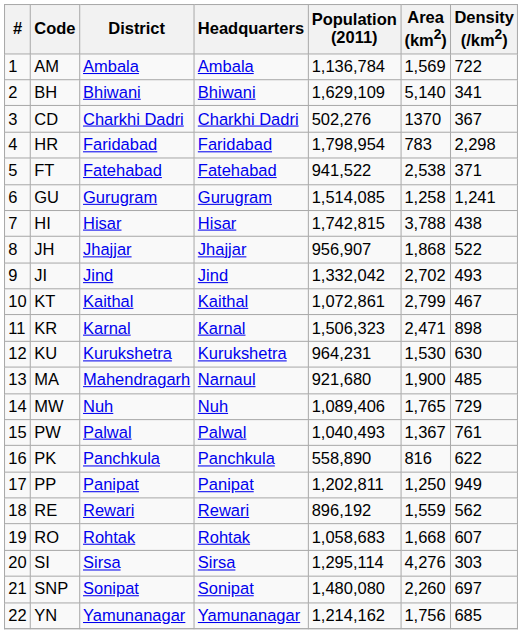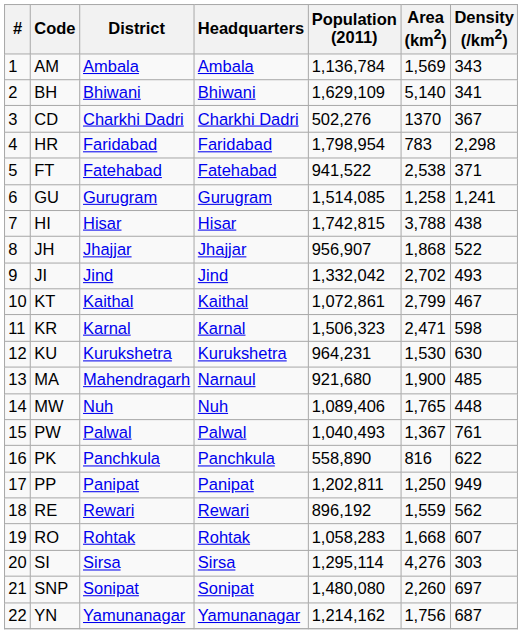(468, 66) 722 -> (468, 66) 343
(468, 328) 898 -> (468, 328) 598
(468, 406) 729 -> (468, 406) 448
(348, 537) 1,058,683 -> (348, 537) 1,058,283
(468, 615) 685 -> (468, 615) 687
